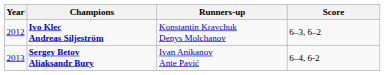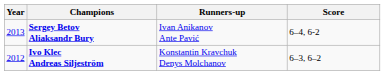rows swapped: (61, 58) <-> (66, 32)
